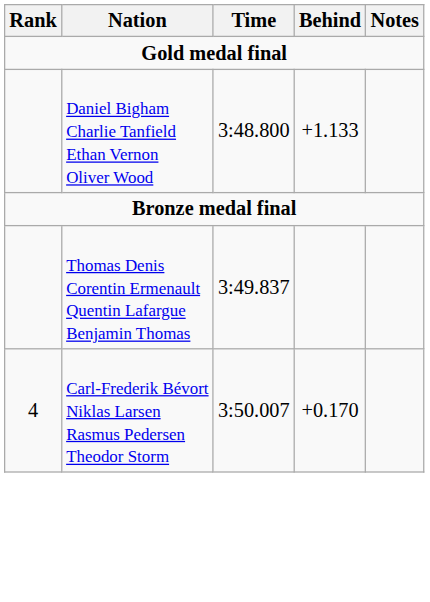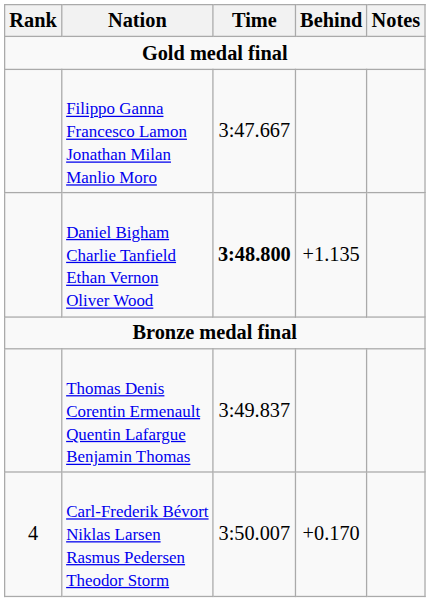+ row: (127, 143)
(254, 130) normal -> (254, 254) bold
(330, 130) +1.133 -> (331, 254) +1.135
